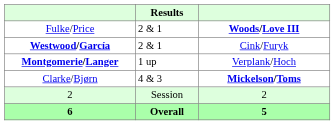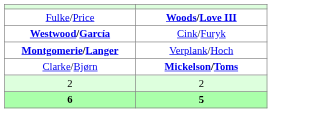- column: (167, 12)
